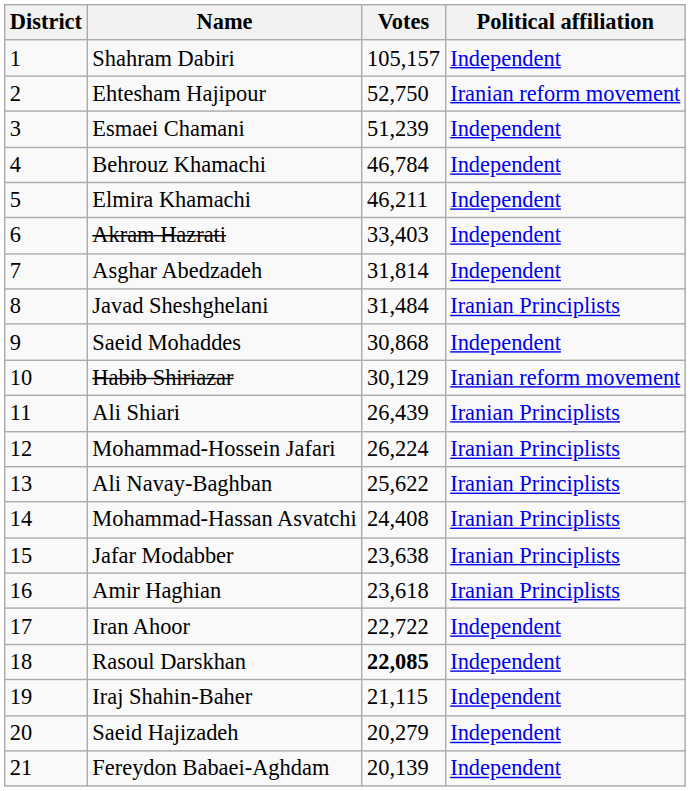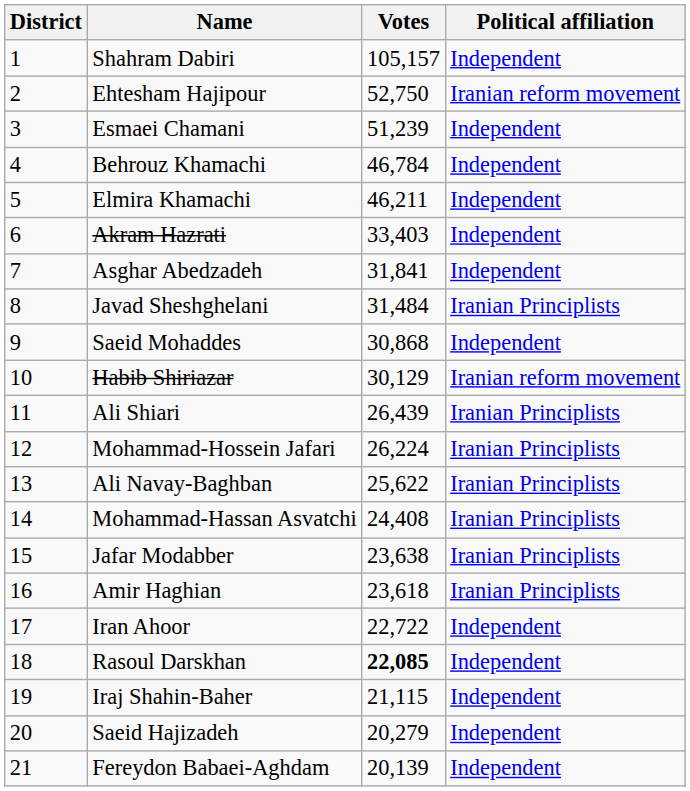(398, 270) 31,814 -> (398, 270) 31,841
